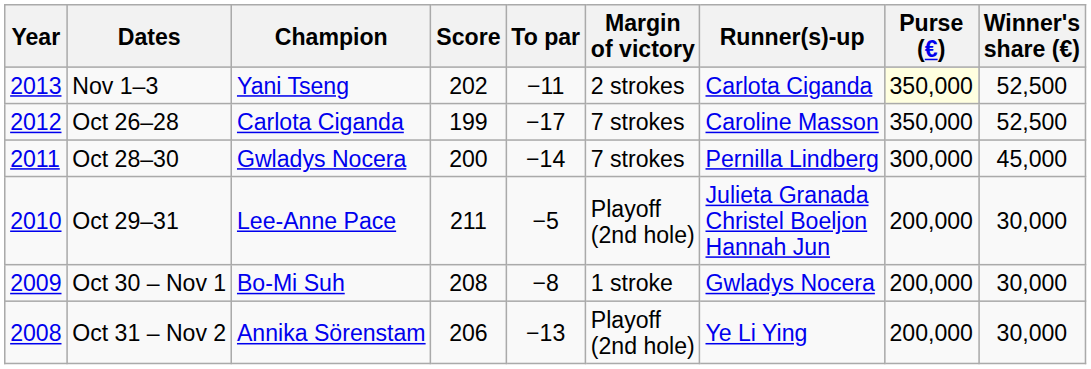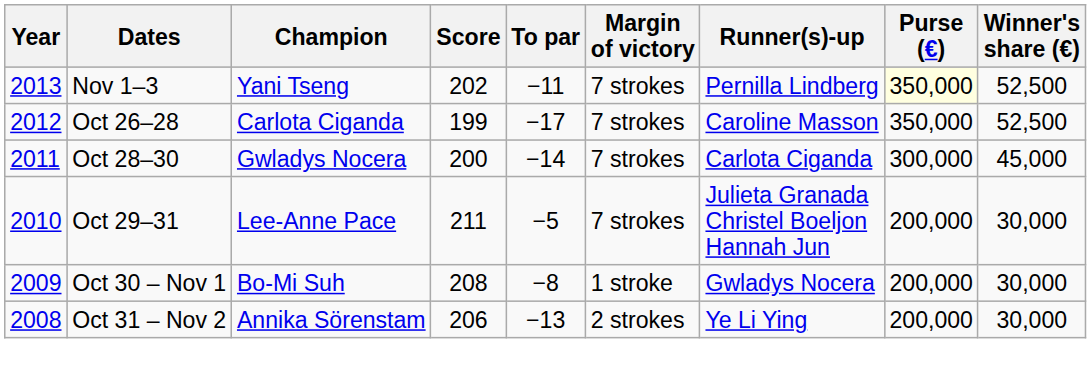(638, 86) 2 strokes -> (638, 86) 7 strokes
(789, 86) Carlota Ciganda -> (792, 86) Pernilla Lindberg
(792, 159) Pernilla Lindberg -> (789, 159) Carlota Ciganda
(643, 221) Playoff (2nd hole) -> (638, 221) 7 strokes
(643, 333) Playoff (2nd hole) -> (638, 320) 2 strokes
